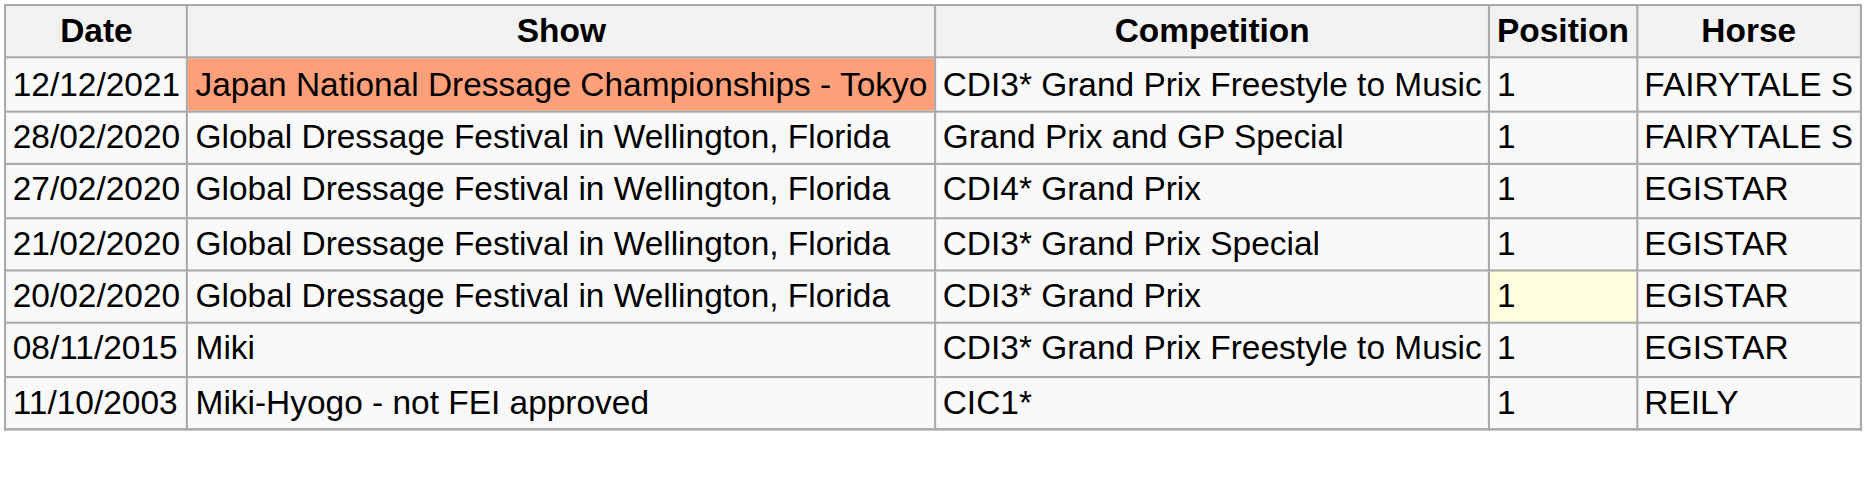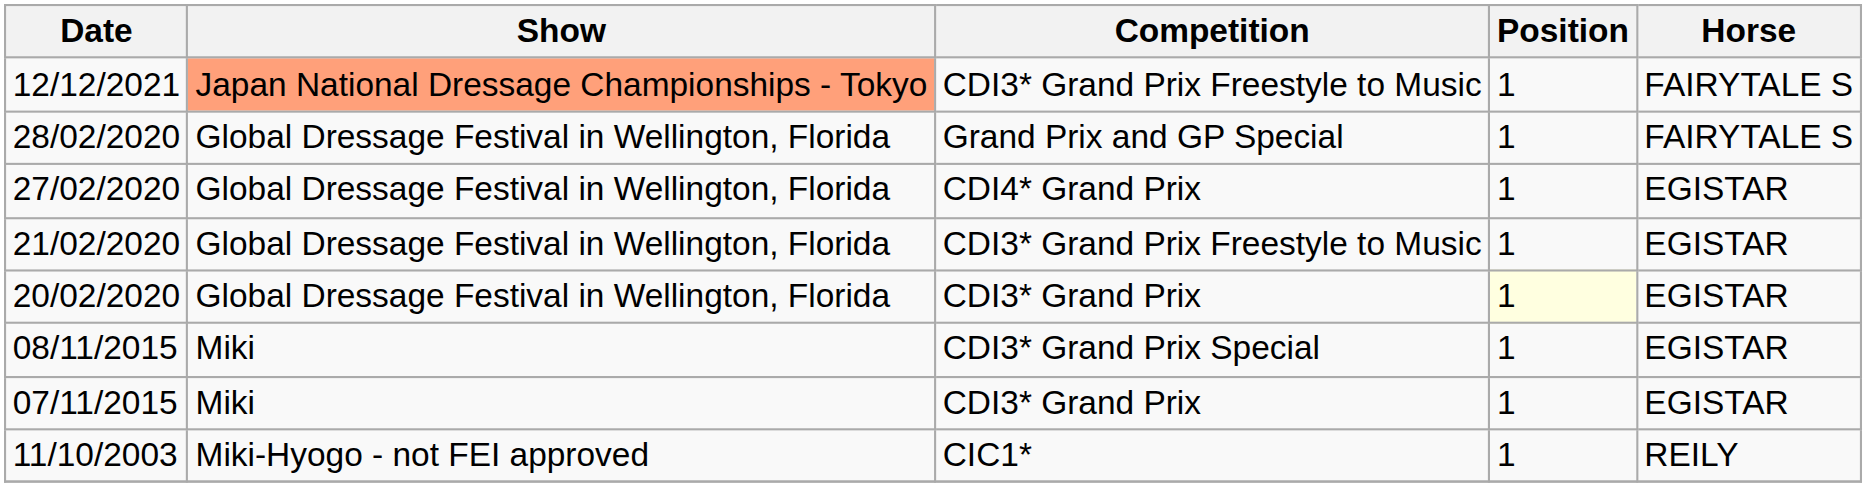(1131, 243) CDI3* Grand Prix Special -> (1212, 243) CDI3* Grand Prix Freestyle to Music
(1212, 349) CDI3* Grand Prix Freestyle to Music -> (1131, 349) CDI3* Grand Prix Special
+ row: (95, 402)
